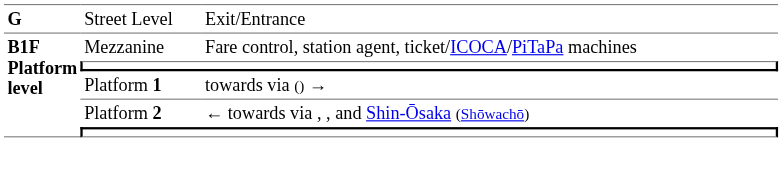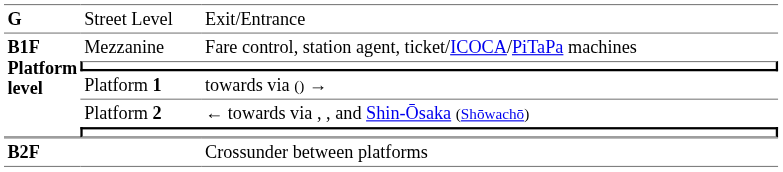+ row: (141, 152)
